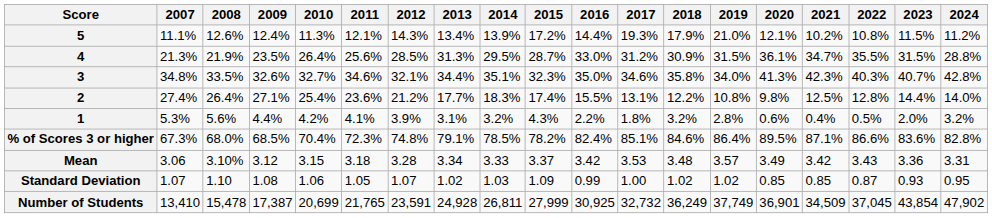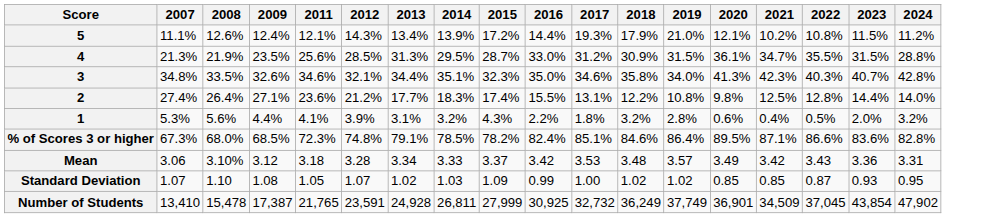- column: (319, 14)
